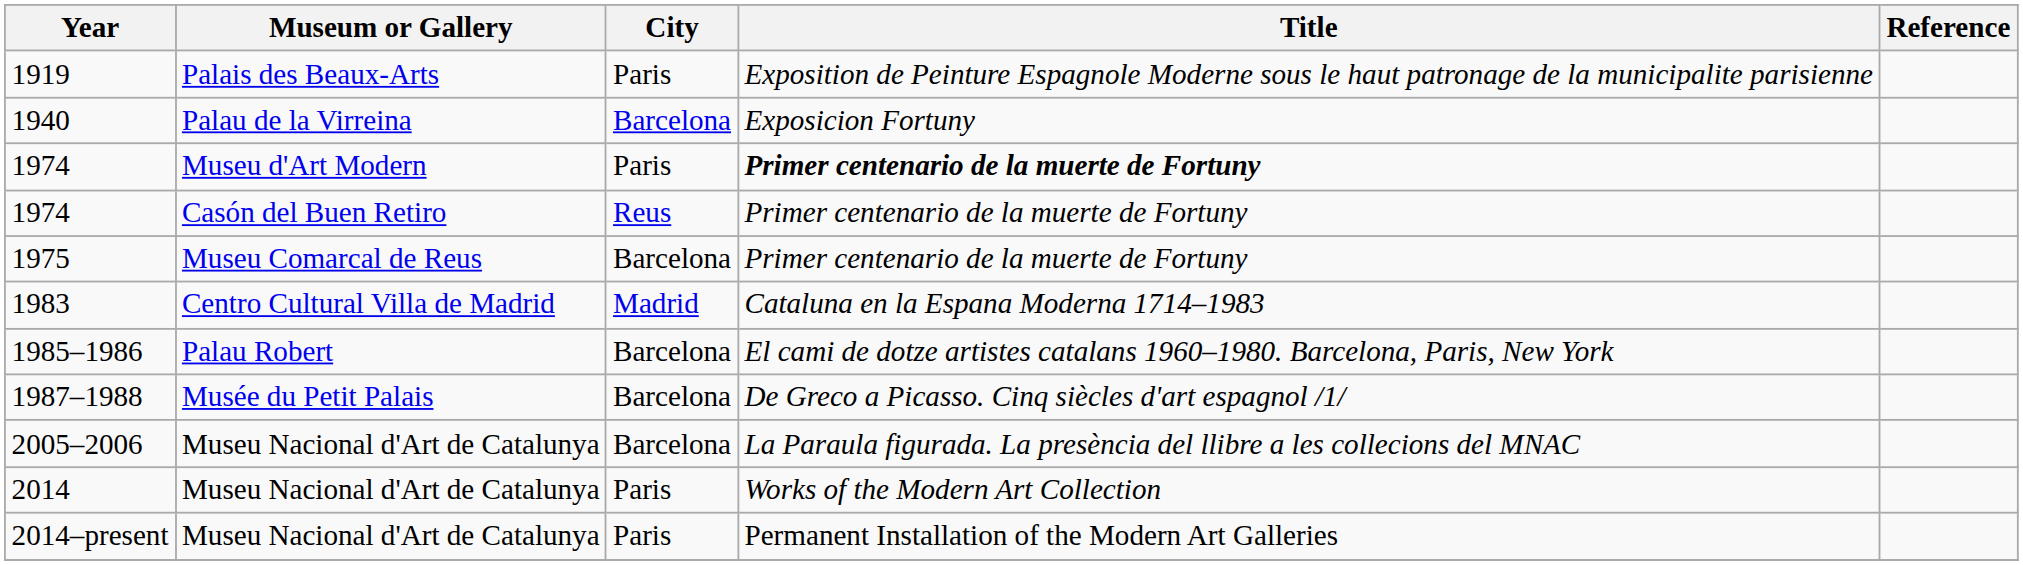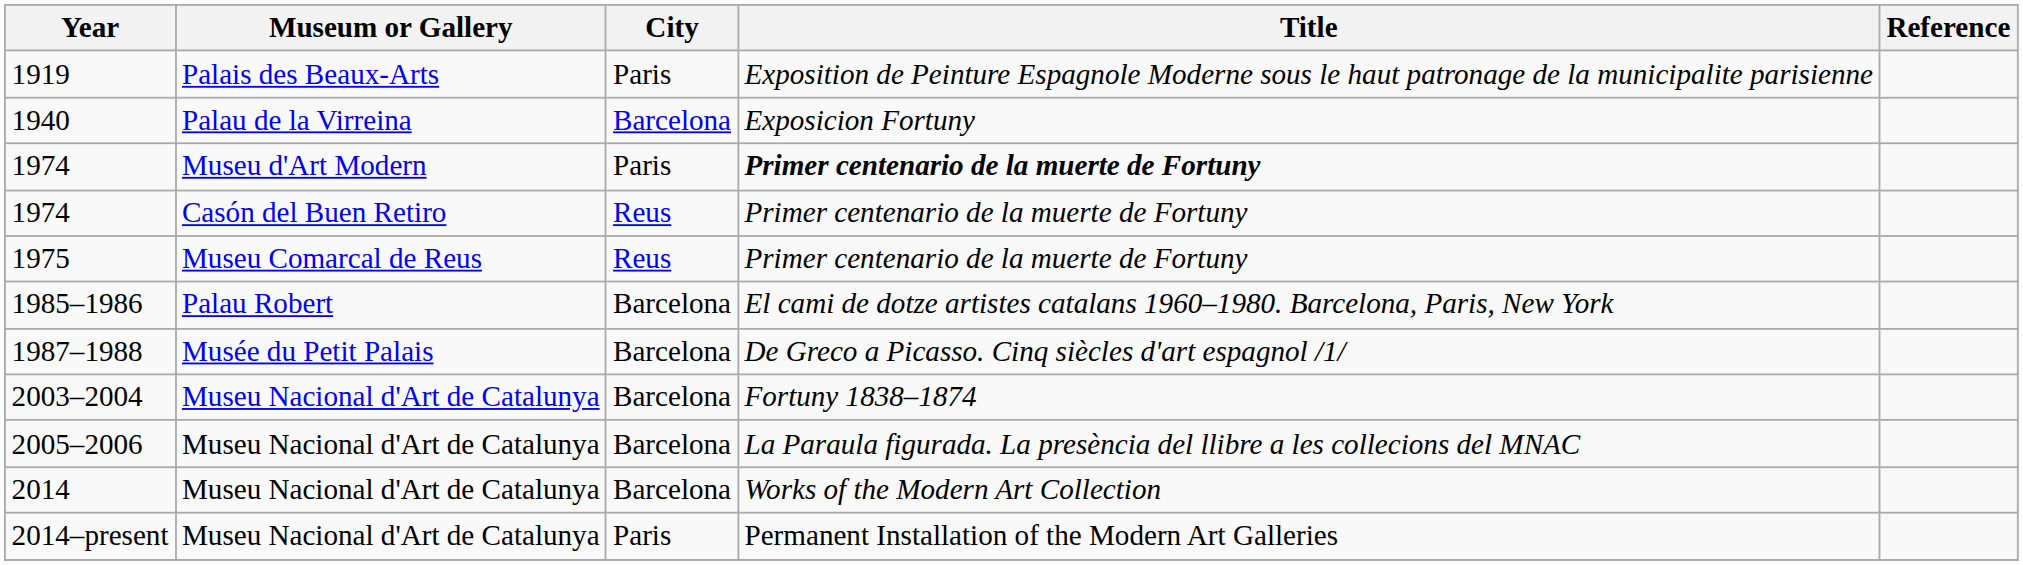(672, 258) Barcelona -> (642, 258) Reus
- row: (41, 304)
+ row: (77, 397)
(642, 489) Paris -> (672, 489) Barcelona
